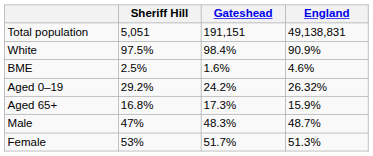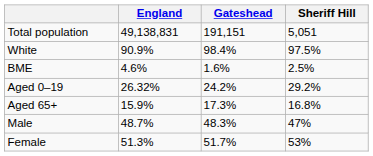columns swapped: (159, 14) <-> (327, 14)
